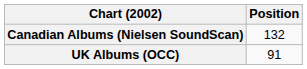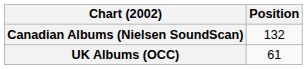(274, 54) 91 -> (274, 54) 61
